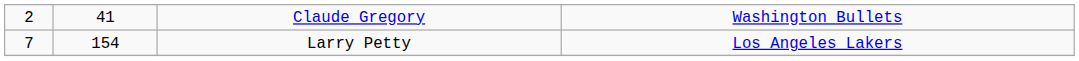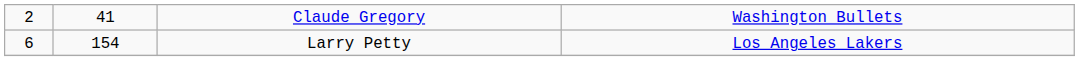(29, 43) 7 -> (29, 43) 6
